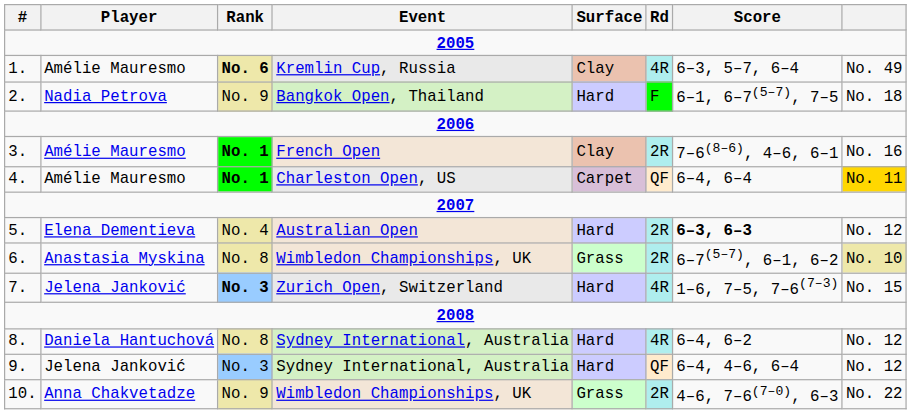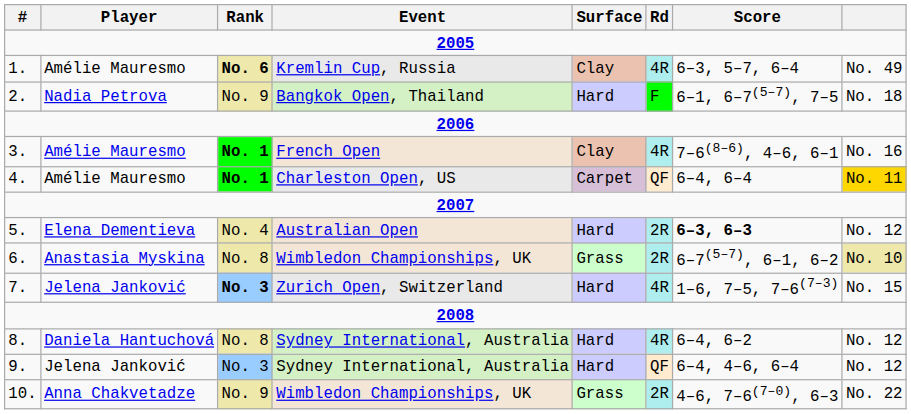(659, 152) 2R -> (659, 152) 4R
